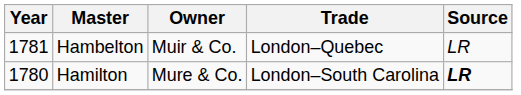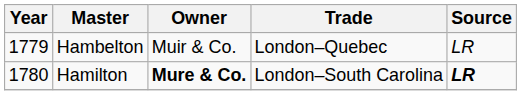(29, 47) 1781 -> (29, 47) 1779
(197, 75) normal -> (199, 75) bold
